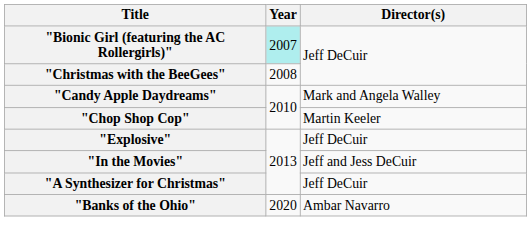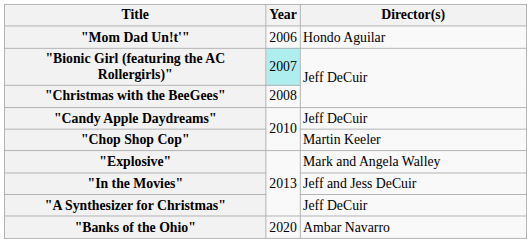+ row: (135, 37)
(372, 96) Mark and Angela Walley -> (335, 118) Jeff DeCuir
(335, 140) Jeff DeCuir -> (372, 161) Mark and Angela Walley
